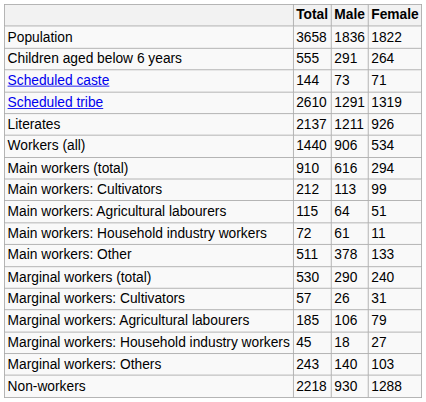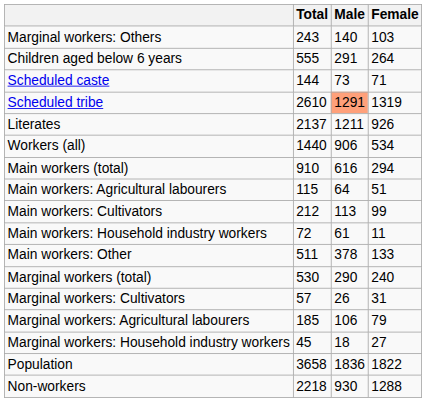rows swapped: (40, 37) <-> (84, 364)
(350, 102) no background -> (350, 102) lightsalmon background
rows swapped: (85, 189) <-> (117, 211)
